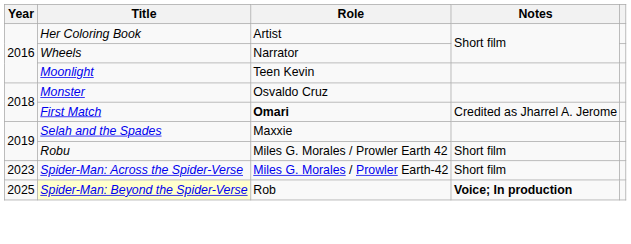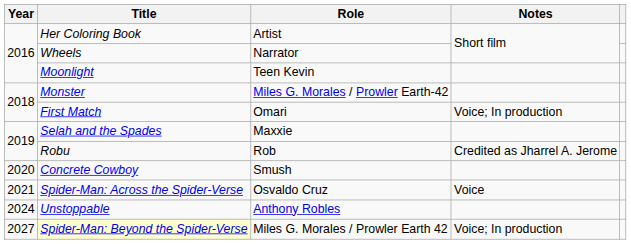(291, 92) Osvaldo Cruz -> (351, 92) Miles G. Morales / Prowler Earth-42
(271, 111) bold -> (270, 111) normal
(536, 111) Credited as Jharrel A. Jerome -> (508, 111) Voice; In production
(350, 151) Miles G. Morales / Prowler Earth 42 -> (265, 151) Rob
(480, 151) Short film -> (536, 151) Credited as Jharrel A. Jerome
+ row: (89, 170)
(21, 170) 2023 -> (21, 190) 2021
(351, 170) Miles G. Morales / Prowler Earth-42 -> (291, 190) Osvaldo Cruz
(480, 170) Short film -> (469, 190) Voice
+ row: (75, 209)
(21, 190) 2025 -> (21, 229) 2027
(265, 190) Rob -> (350, 229) Miles G. Morales / Prowler Earth 42
(513, 190) bold -> (508, 229) normal
